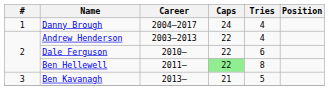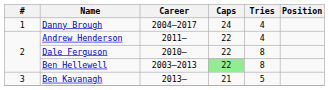(174, 38) 2003–2013 -> (174, 38) 2011–
(262, 52) 6 -> (262, 52) 8
(174, 65) 2011– -> (174, 65) 2003–2013
